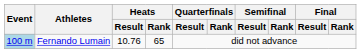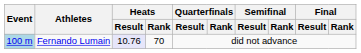(129, 42) no background -> (129, 42) lavender background
(159, 42) 65 -> (159, 42) 70
